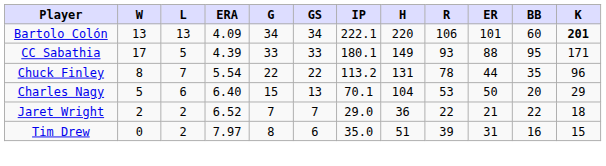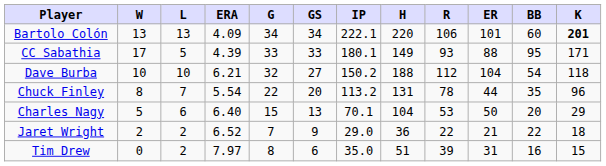+ row: (61, 73)
(315, 73) 22 -> (315, 92) 20
(315, 112) 7 -> (315, 131) 9
